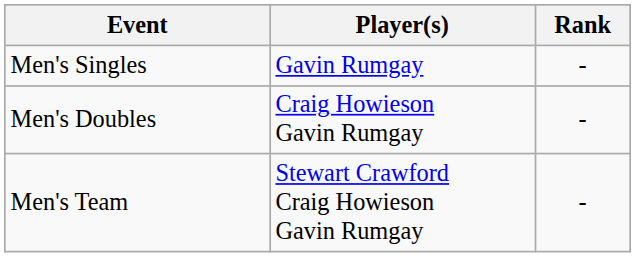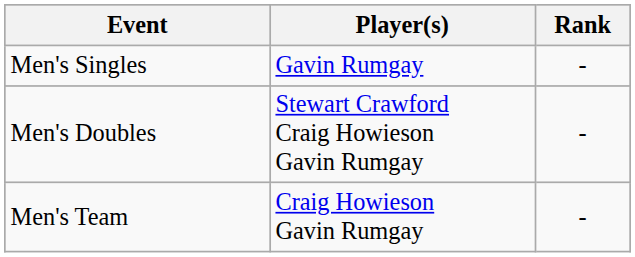(355, 119) Craig Howieson Gavin Rumgay -> (362, 133) Stewart Crawford Craig Howieson Gavin Rumgay
(362, 202) Stewart Crawford Craig Howieson Gavin Rumgay -> (355, 217) Craig Howieson Gavin Rumgay
